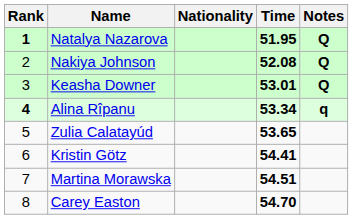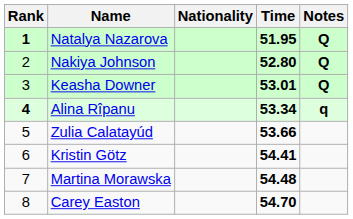(278, 62) 52.08 -> (278, 62) 52.80
(278, 132) 53.65 -> (278, 132) 53.66
(278, 179) 54.51 -> (278, 179) 54.48
